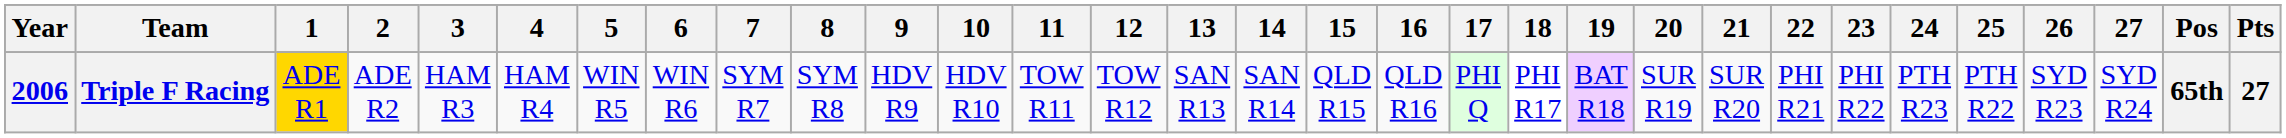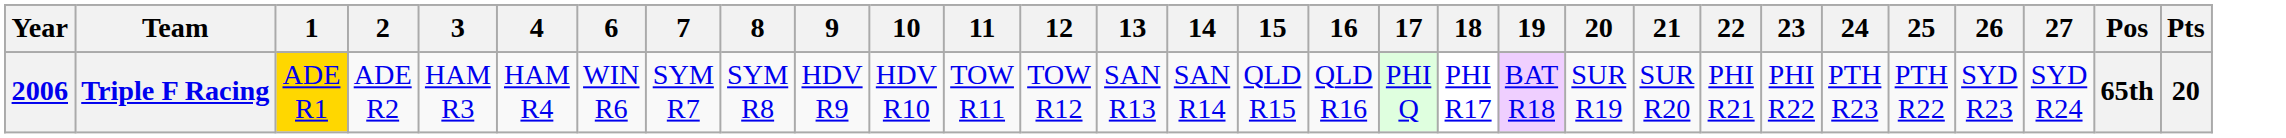- column: (611, 28)
(2255, 91) 27 -> (2186, 91) 20
